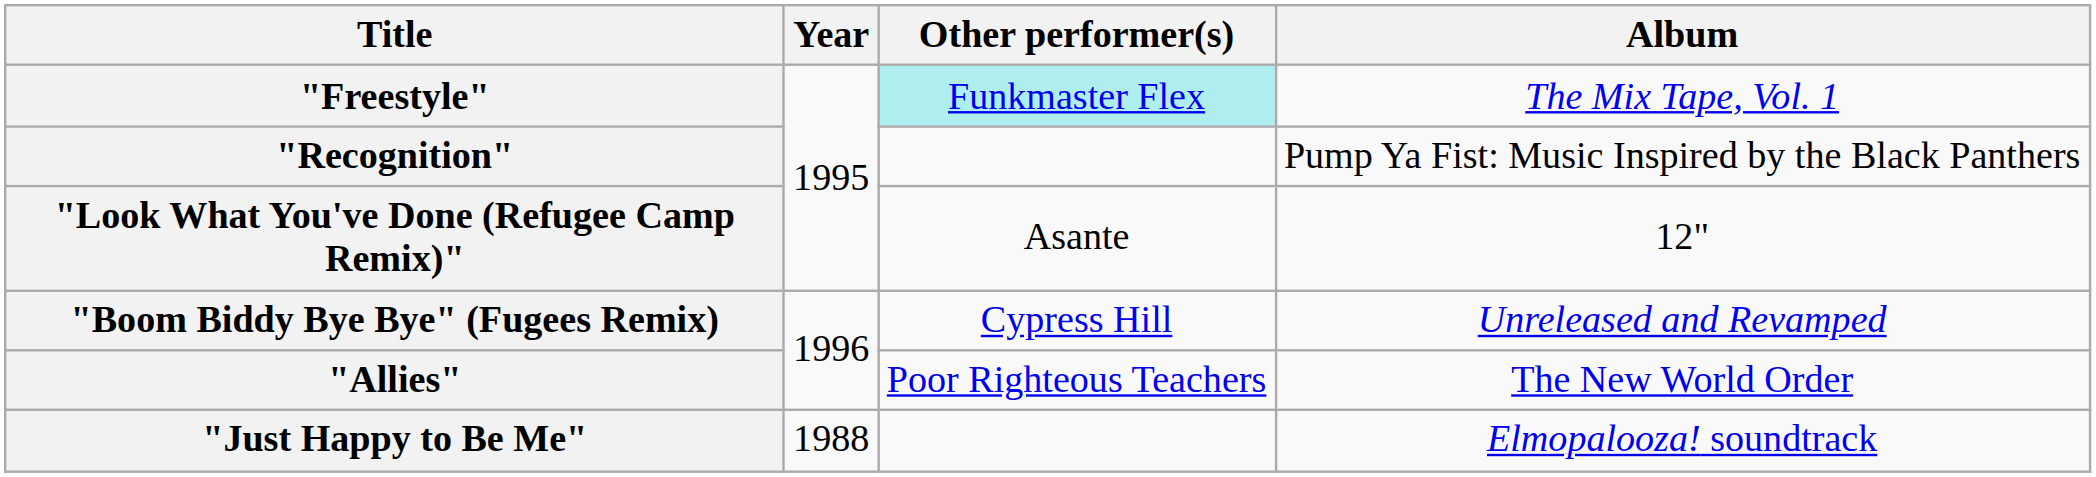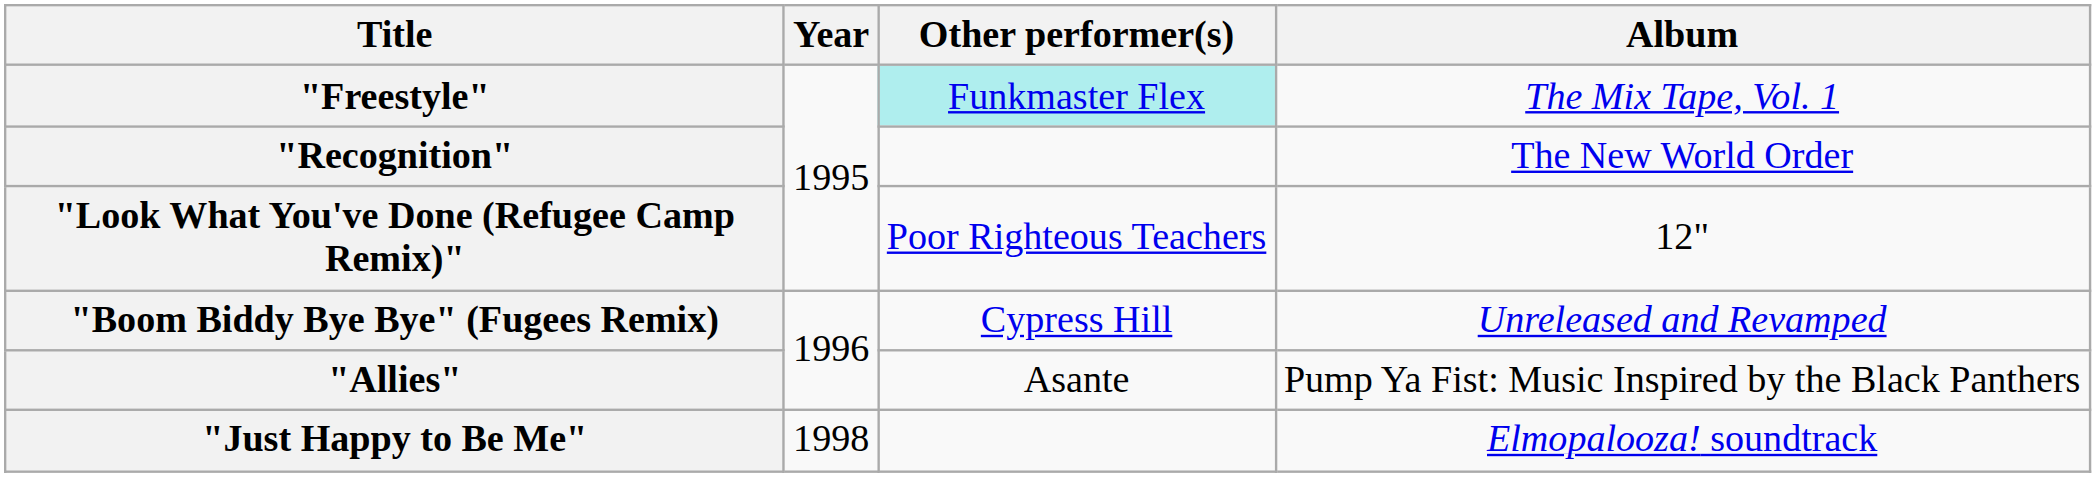(1682, 155) Pump Ya Fist: Music Inspired by the Black Panthers -> (1682, 155) The New World Order
(1077, 237) Asante -> (1077, 237) Poor Righteous Teachers
(1077, 379) Poor Righteous Teachers -> (1077, 379) Asante
(1682, 379) The New World Order -> (1682, 379) Pump Ya Fist: Music Inspired by the Black Panthers
(831, 439) 1988 -> (831, 439) 1998
